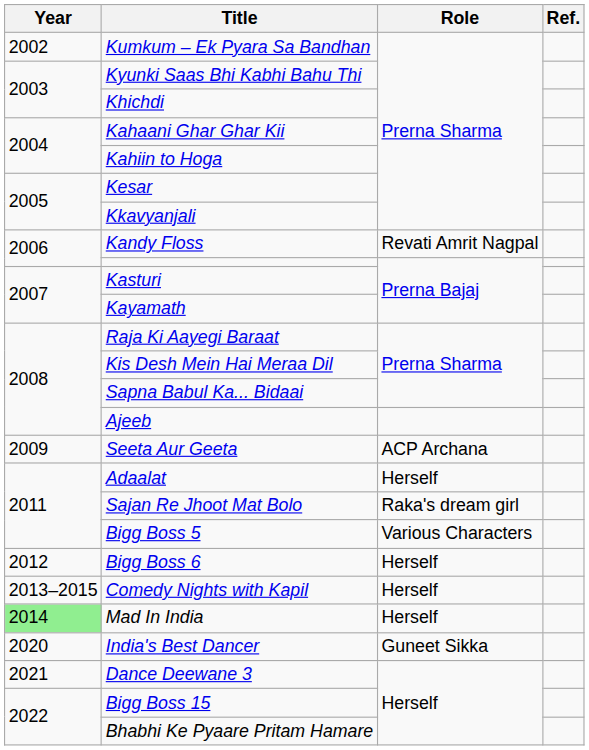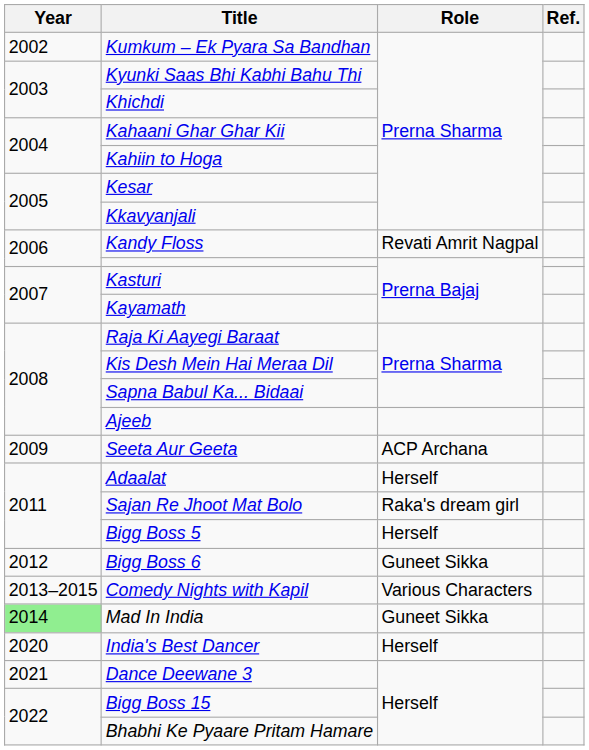(457, 533) Various Characters -> (410, 533) Herself
(410, 561) Herself -> (435, 561) Guneet Sikka
(410, 590) Herself -> (457, 590) Various Characters
(410, 618) Herself -> (435, 618) Guneet Sikka
(435, 646) Guneet Sikka -> (410, 646) Herself
